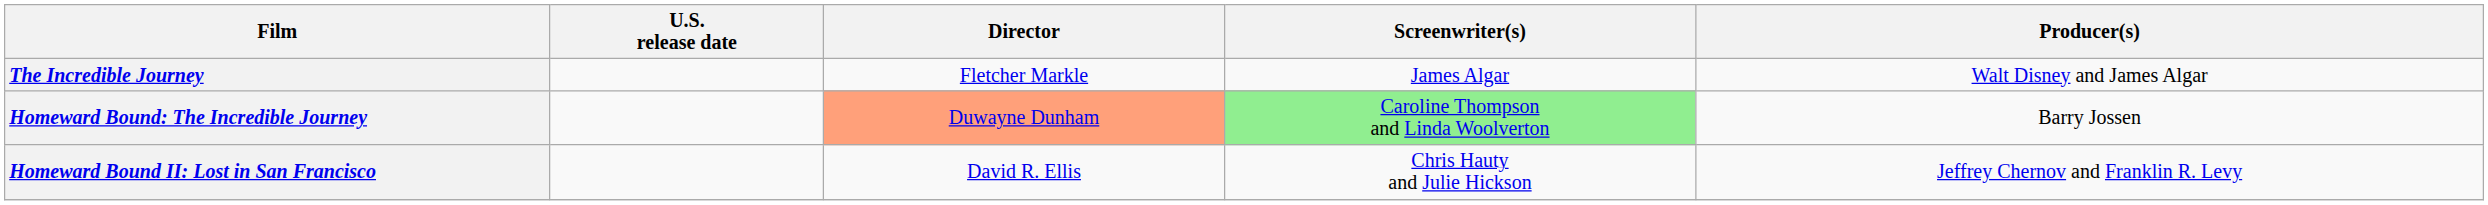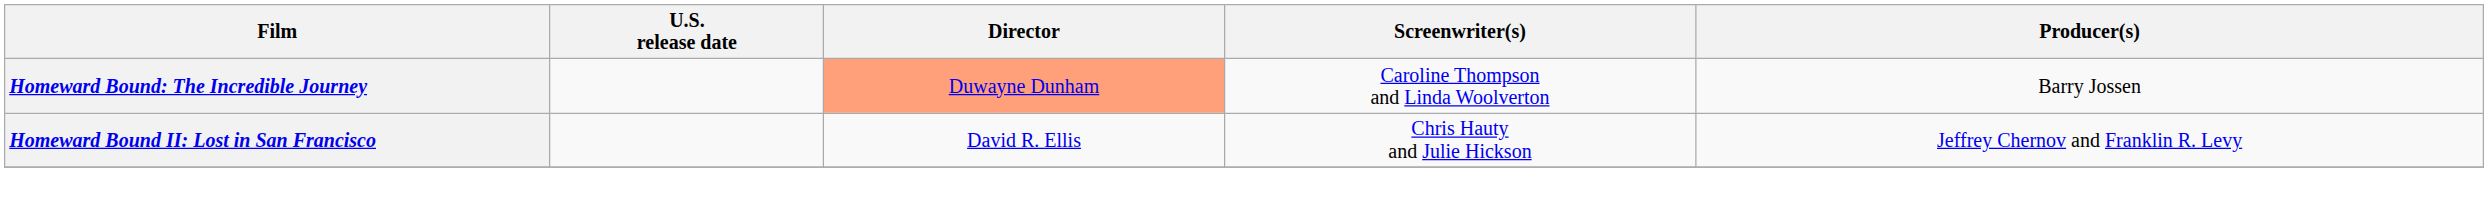- row: (106, 74)
(1460, 117) lightgreen background -> (1460, 85) no background
